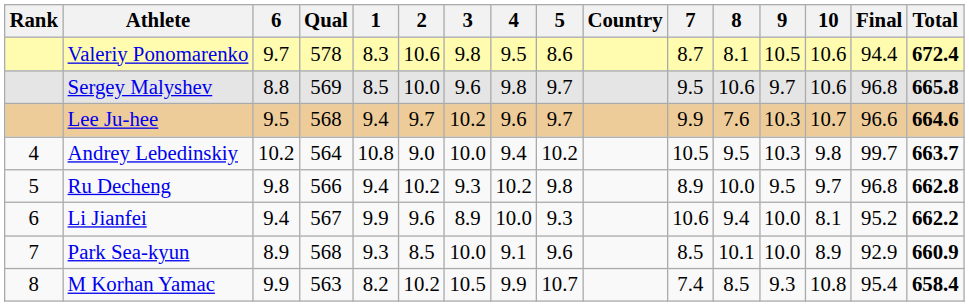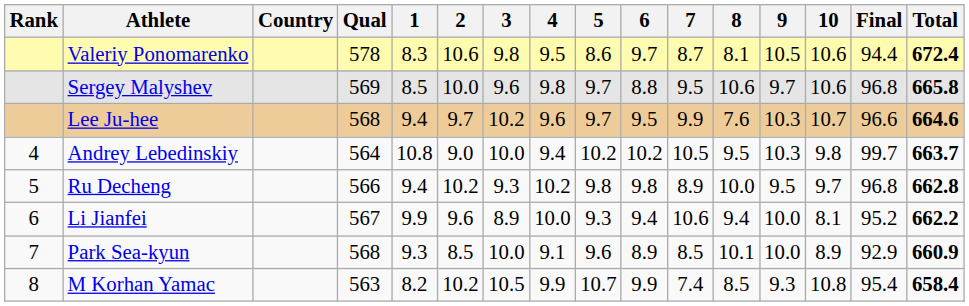columns swapped: (625, 20) <-> (276, 20)
